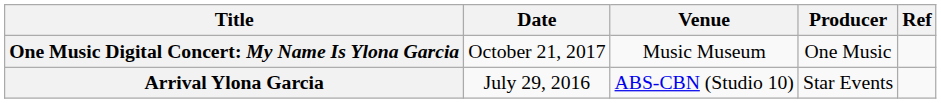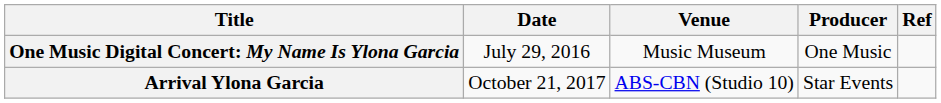(537, 51) October 21, 2017 -> (537, 51) July 29, 2016
(537, 82) July 29, 2016 -> (537, 82) October 21, 2017
